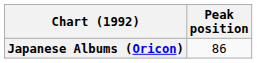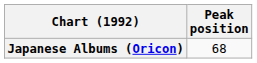(219, 48) 86 -> (219, 48) 68
